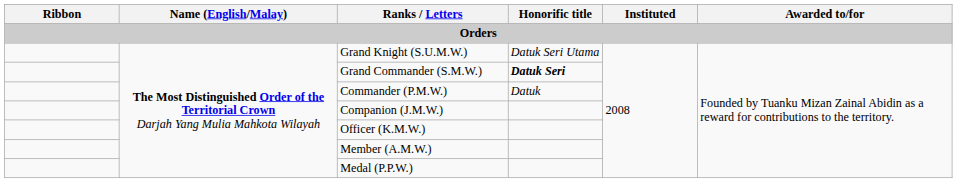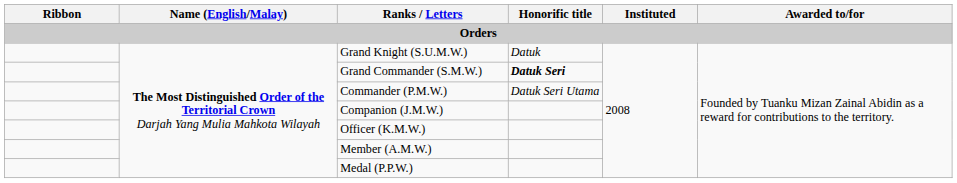(555, 52) Datuk Seri Utama -> (526, 52) Datuk
(526, 91) Datuk -> (555, 91) Datuk Seri Utama
